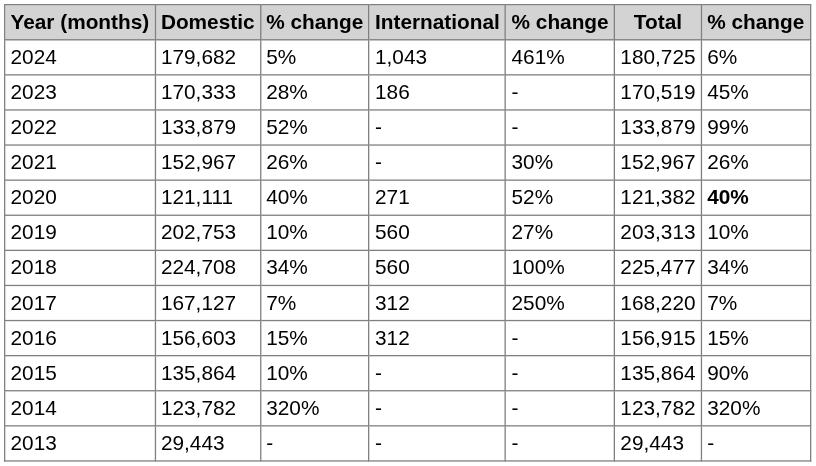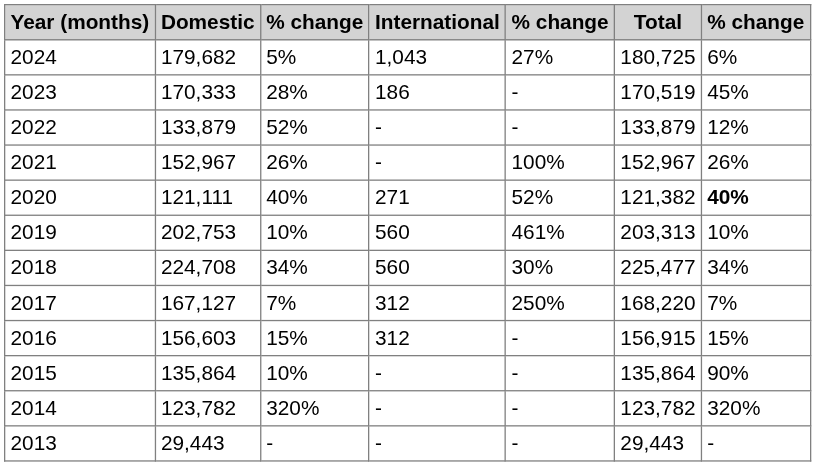(538, 57) 461% -> (532, 57) 27%
(728, 127) 99% -> (728, 127) 12%
(532, 162) 30% -> (538, 162) 100%
(532, 232) 27% -> (538, 232) 461%
(538, 267) 100% -> (532, 267) 30%
